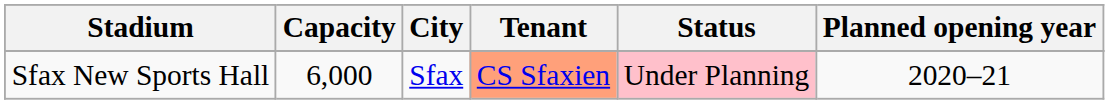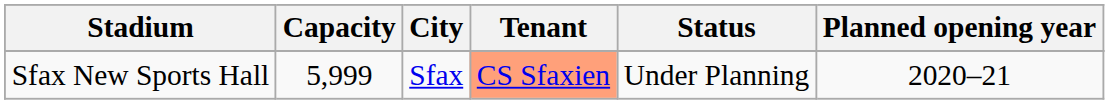(339, 74) 6,000 -> (339, 74) 5,999
(716, 74) pink background -> (716, 74) no background
